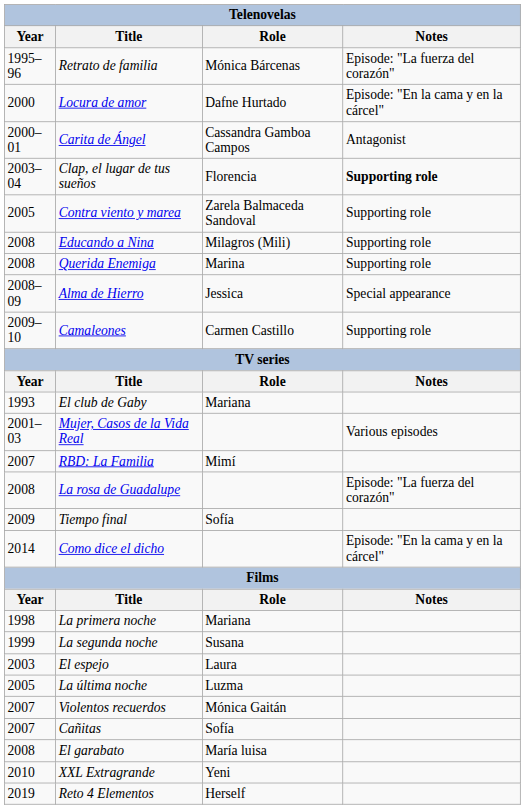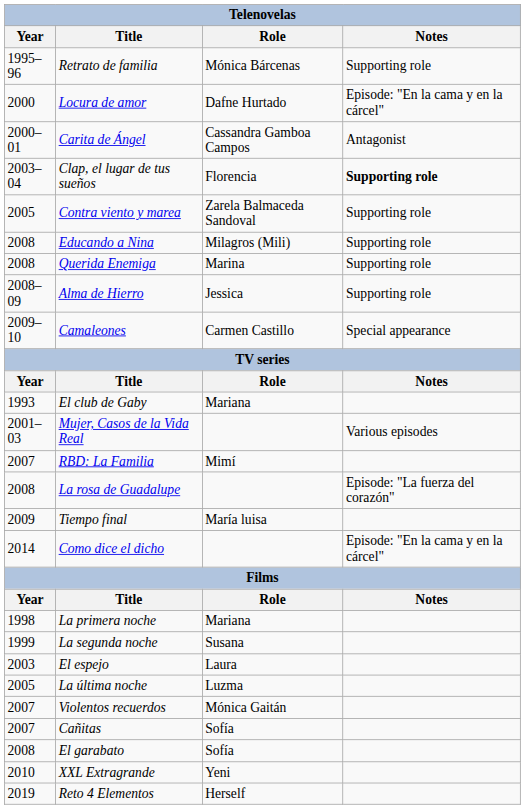(410, 66) Episode: "La fuerza del corazón" -> (388, 66) Supporting role
(398, 293) Special appearance -> (388, 293) Supporting role
(388, 330) Supporting role -> (398, 330) Special appearance
(220, 519) Sofía -> (236, 519) María luisa
(236, 750) María luisa -> (220, 750) Sofía
